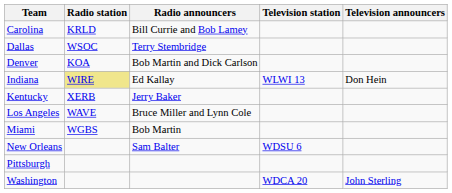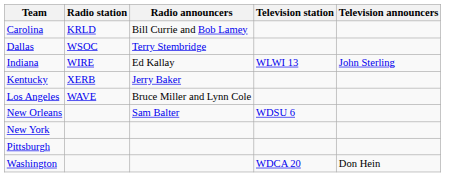- row: (22, 63)
(81, 79) khaki background -> (81, 63) no background
(366, 79) Don Hein -> (367, 63) John Sterling
- row: (21, 130)
+ row: (28, 130)
(373, 180) John Sterling -> (359, 163) Don Hein
